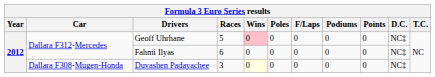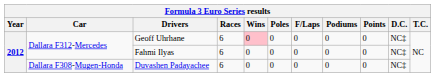(221, 38) 5 -> (221, 38) 6
(221, 65) 3 -> (221, 65) 6
(248, 65) lightyellow background -> (248, 65) no background
